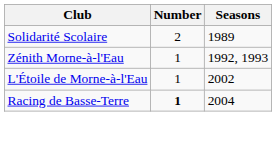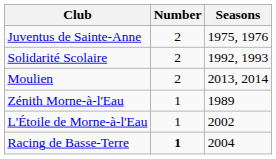+ row: (74, 36)
(221, 36) 1989 -> (238, 57) 1992, 1993
+ row: (30, 79)
(238, 57) 1992, 1993 -> (221, 100) 1989
